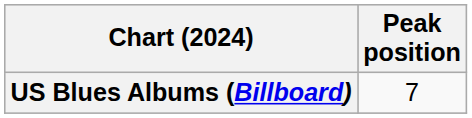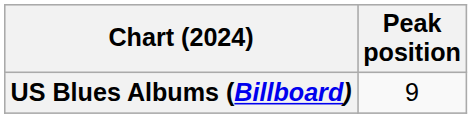(412, 92) 7 -> (412, 92) 9
